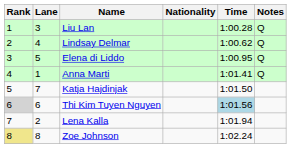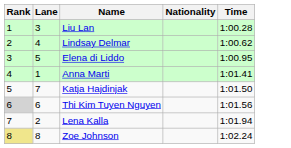- column: (270, 12)
(236, 105) lightblue background -> (236, 105) no background
